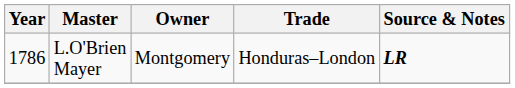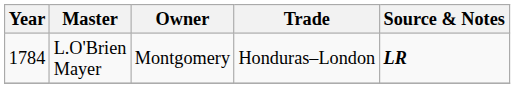(27, 58) 1786 -> (27, 58) 1784
